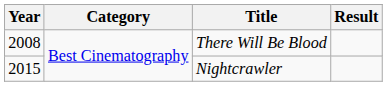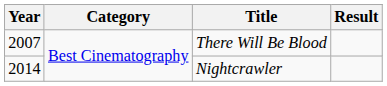(24, 42) 2008 -> (24, 42) 2007
(24, 68) 2015 -> (24, 68) 2014
